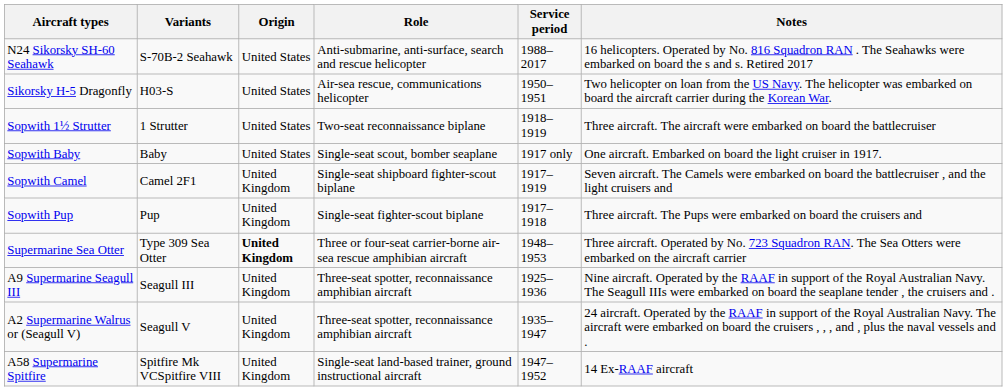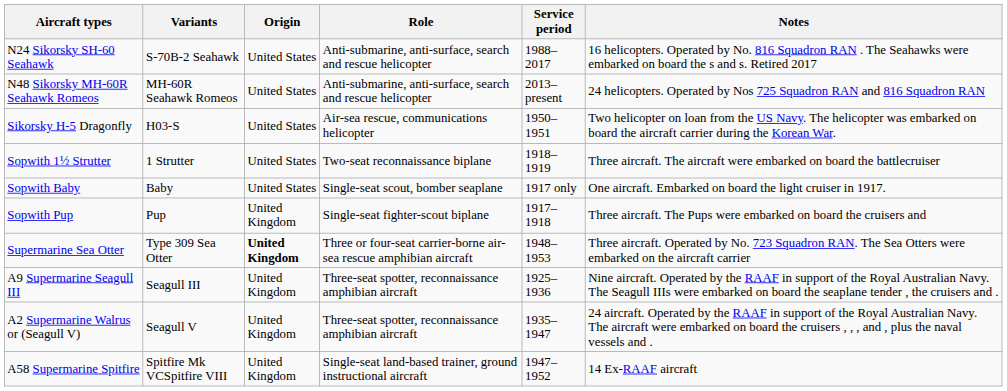+ row: (67, 91)
- row: (47, 180)
